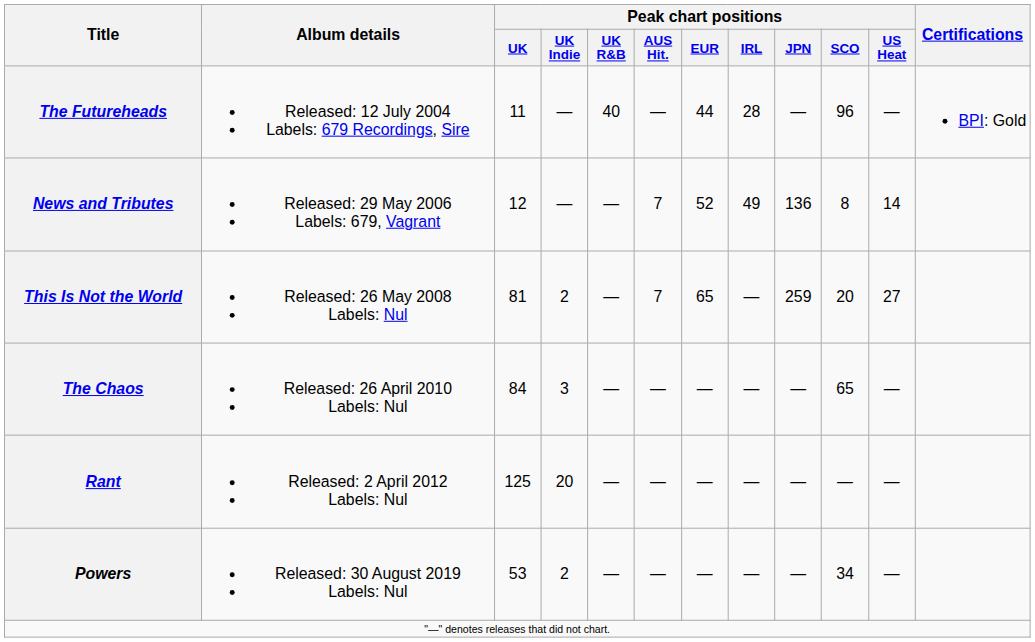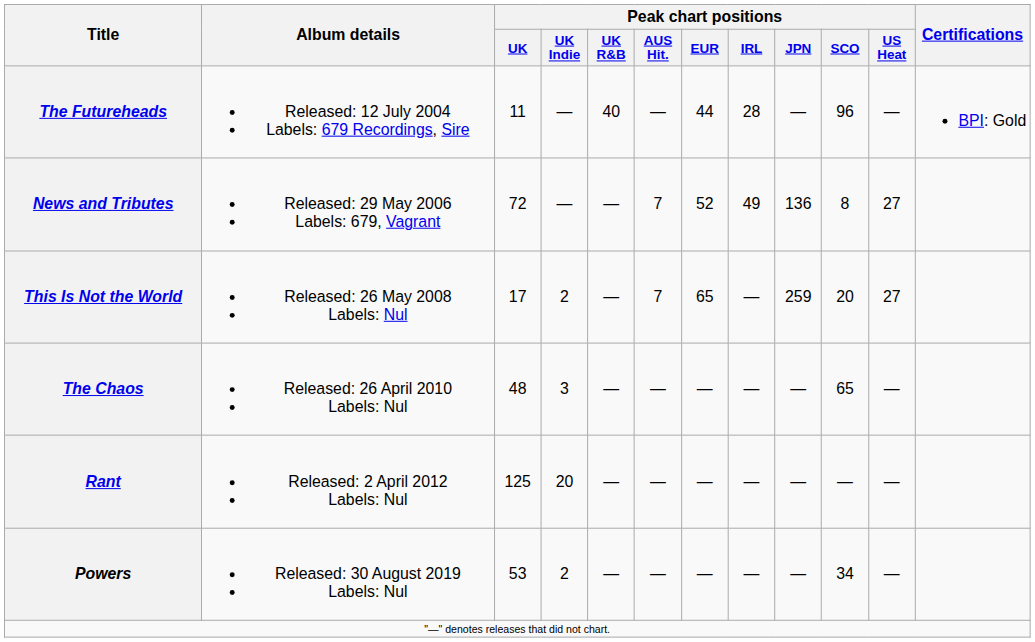(518, 204) 12 -> (518, 204) 72
(892, 204) 14 -> (892, 204) 27
(518, 296) 81 -> (518, 296) 17
(518, 389) 84 -> (518, 389) 48
